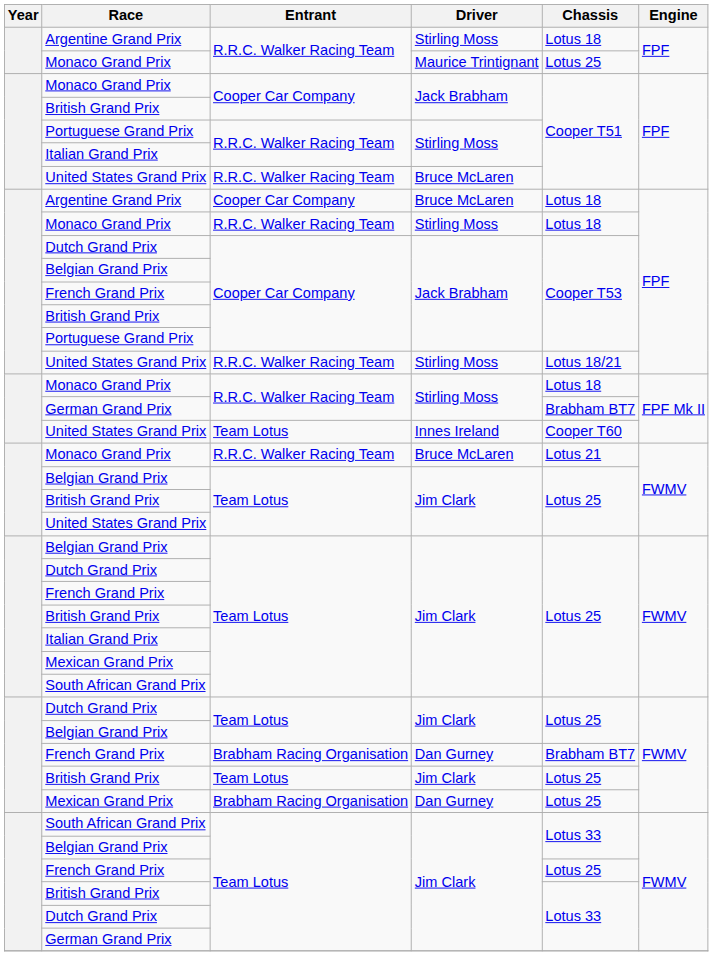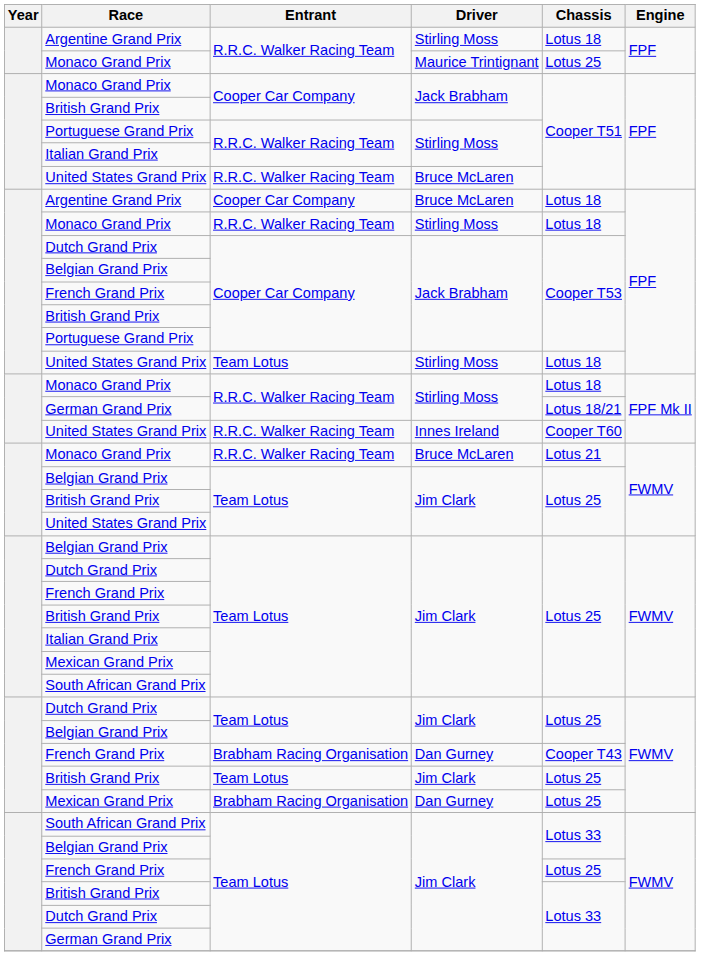(304, 362) R.R.C. Walker Racing Team -> (251, 362) Team Lotus
(583, 362) Lotus 18/21 -> (573, 362) Lotus 18
(590, 408) Brabham BT7 -> (583, 408) Lotus 18/21
(251, 431) Team Lotus -> (304, 431) R.R.C. Walker Racing Team
(590, 754) Brabham BT7 -> (584, 754) Cooper T43
